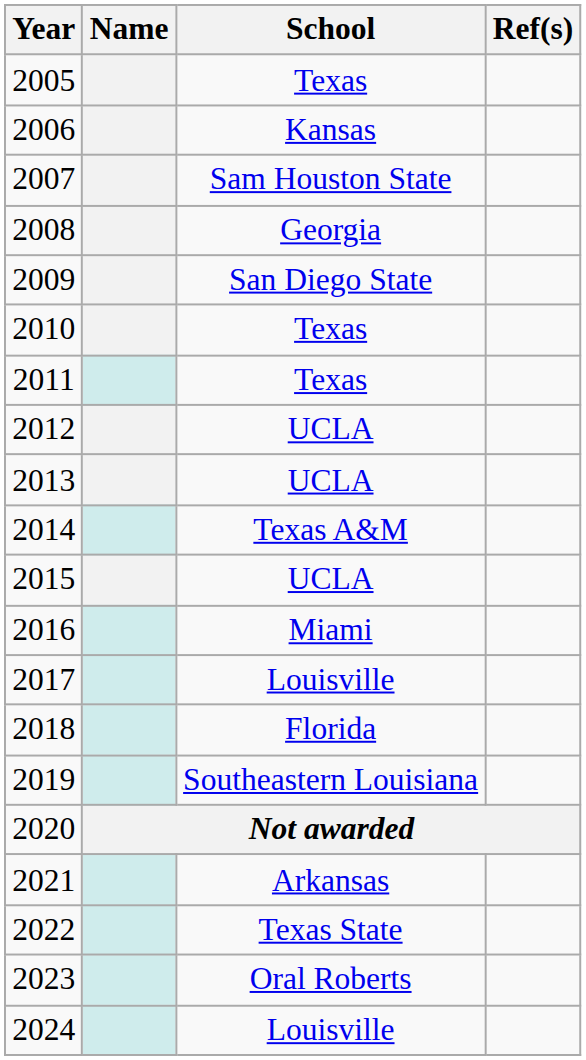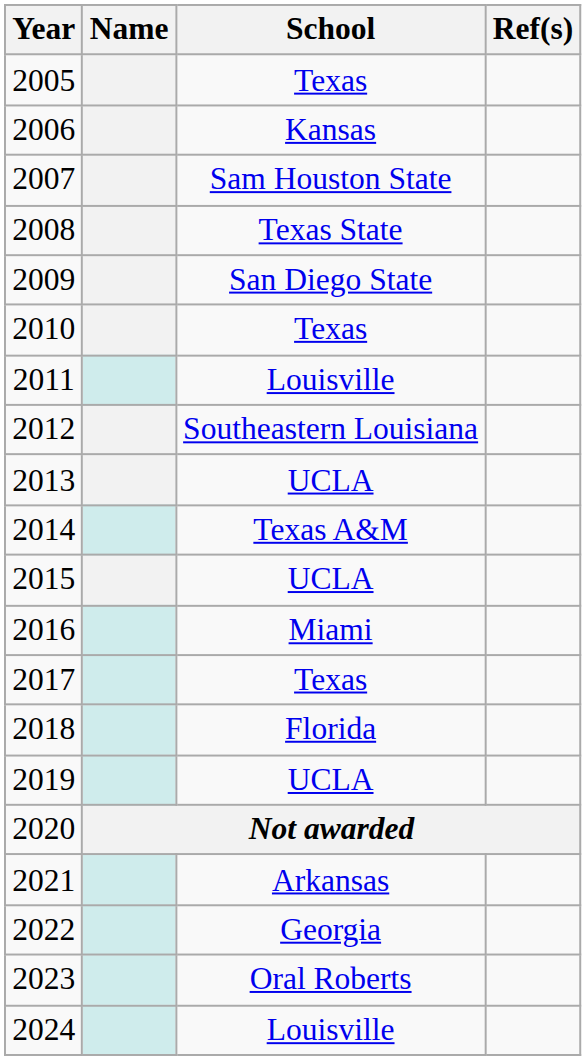(331, 229) Georgia -> (331, 229) Texas State
(331, 379) Texas -> (331, 379) Louisville
(331, 429) UCLA -> (331, 429) Southeastern Louisiana
(331, 679) Louisville -> (331, 679) Texas
(331, 779) Southeastern Louisiana -> (331, 779) UCLA
(331, 929) Texas State -> (331, 929) Georgia
